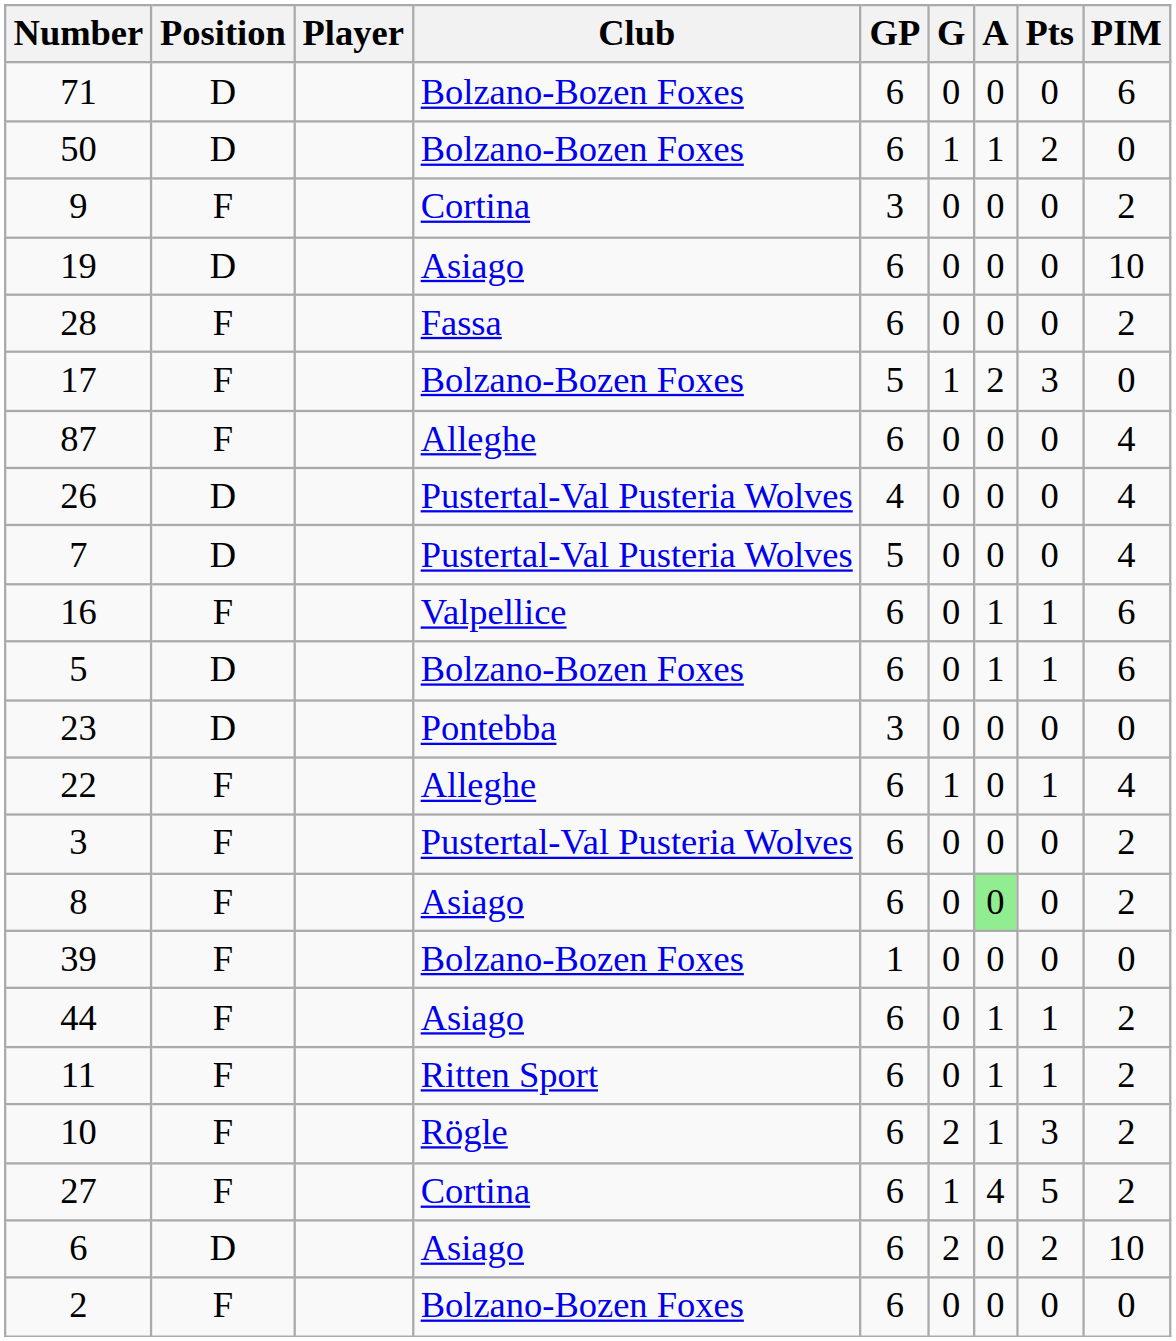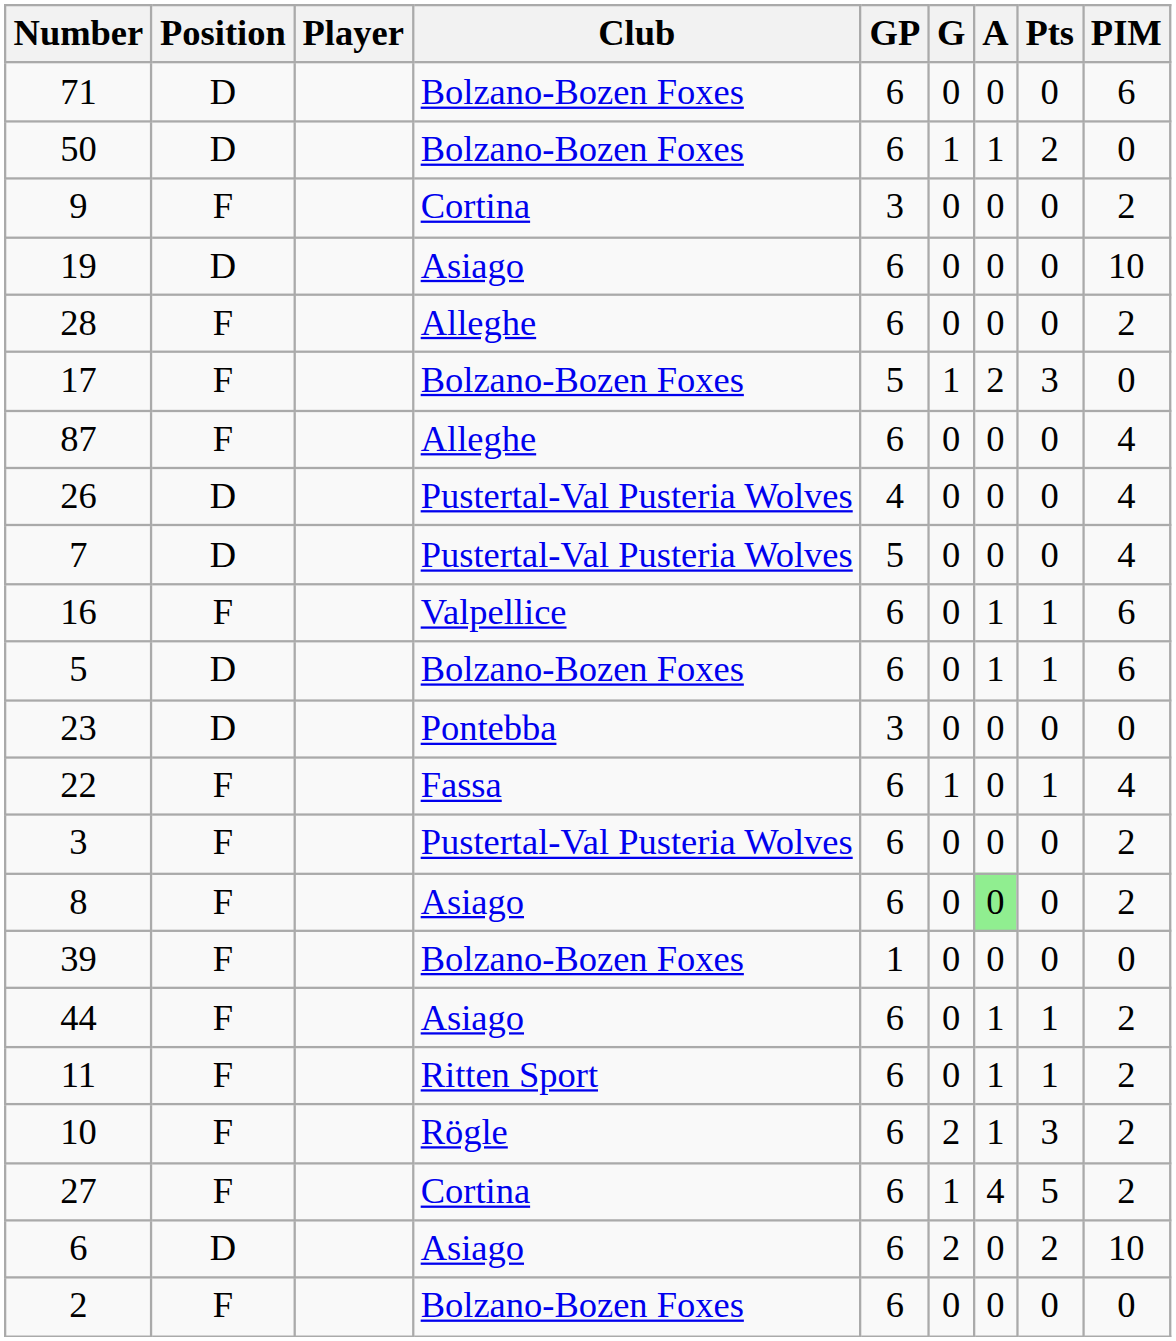(461, 322) Fassa -> (478, 322) Alleghe
(478, 785) Alleghe -> (461, 785) Fassa
